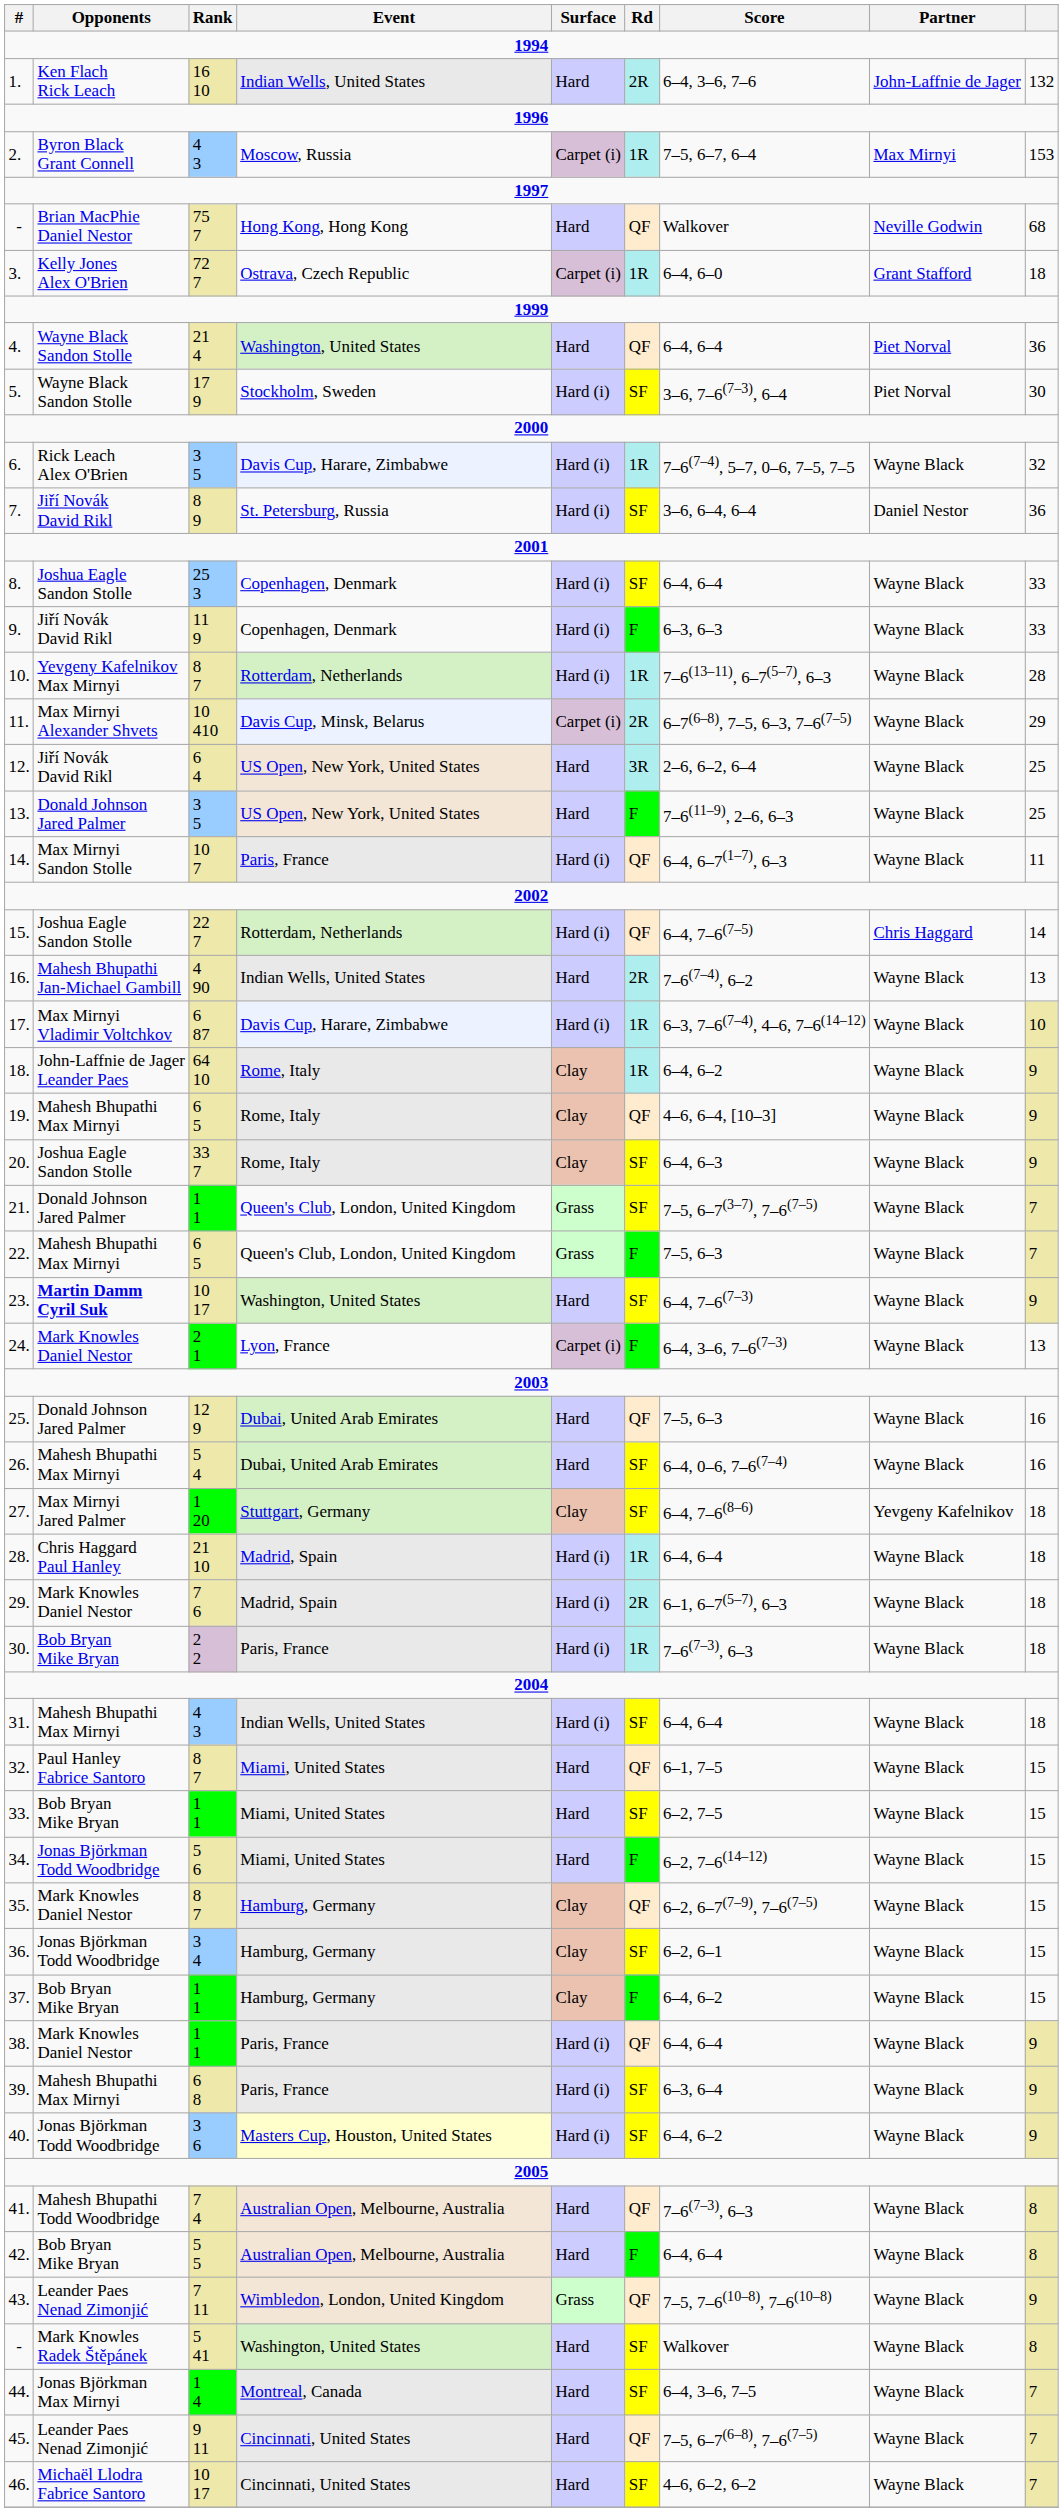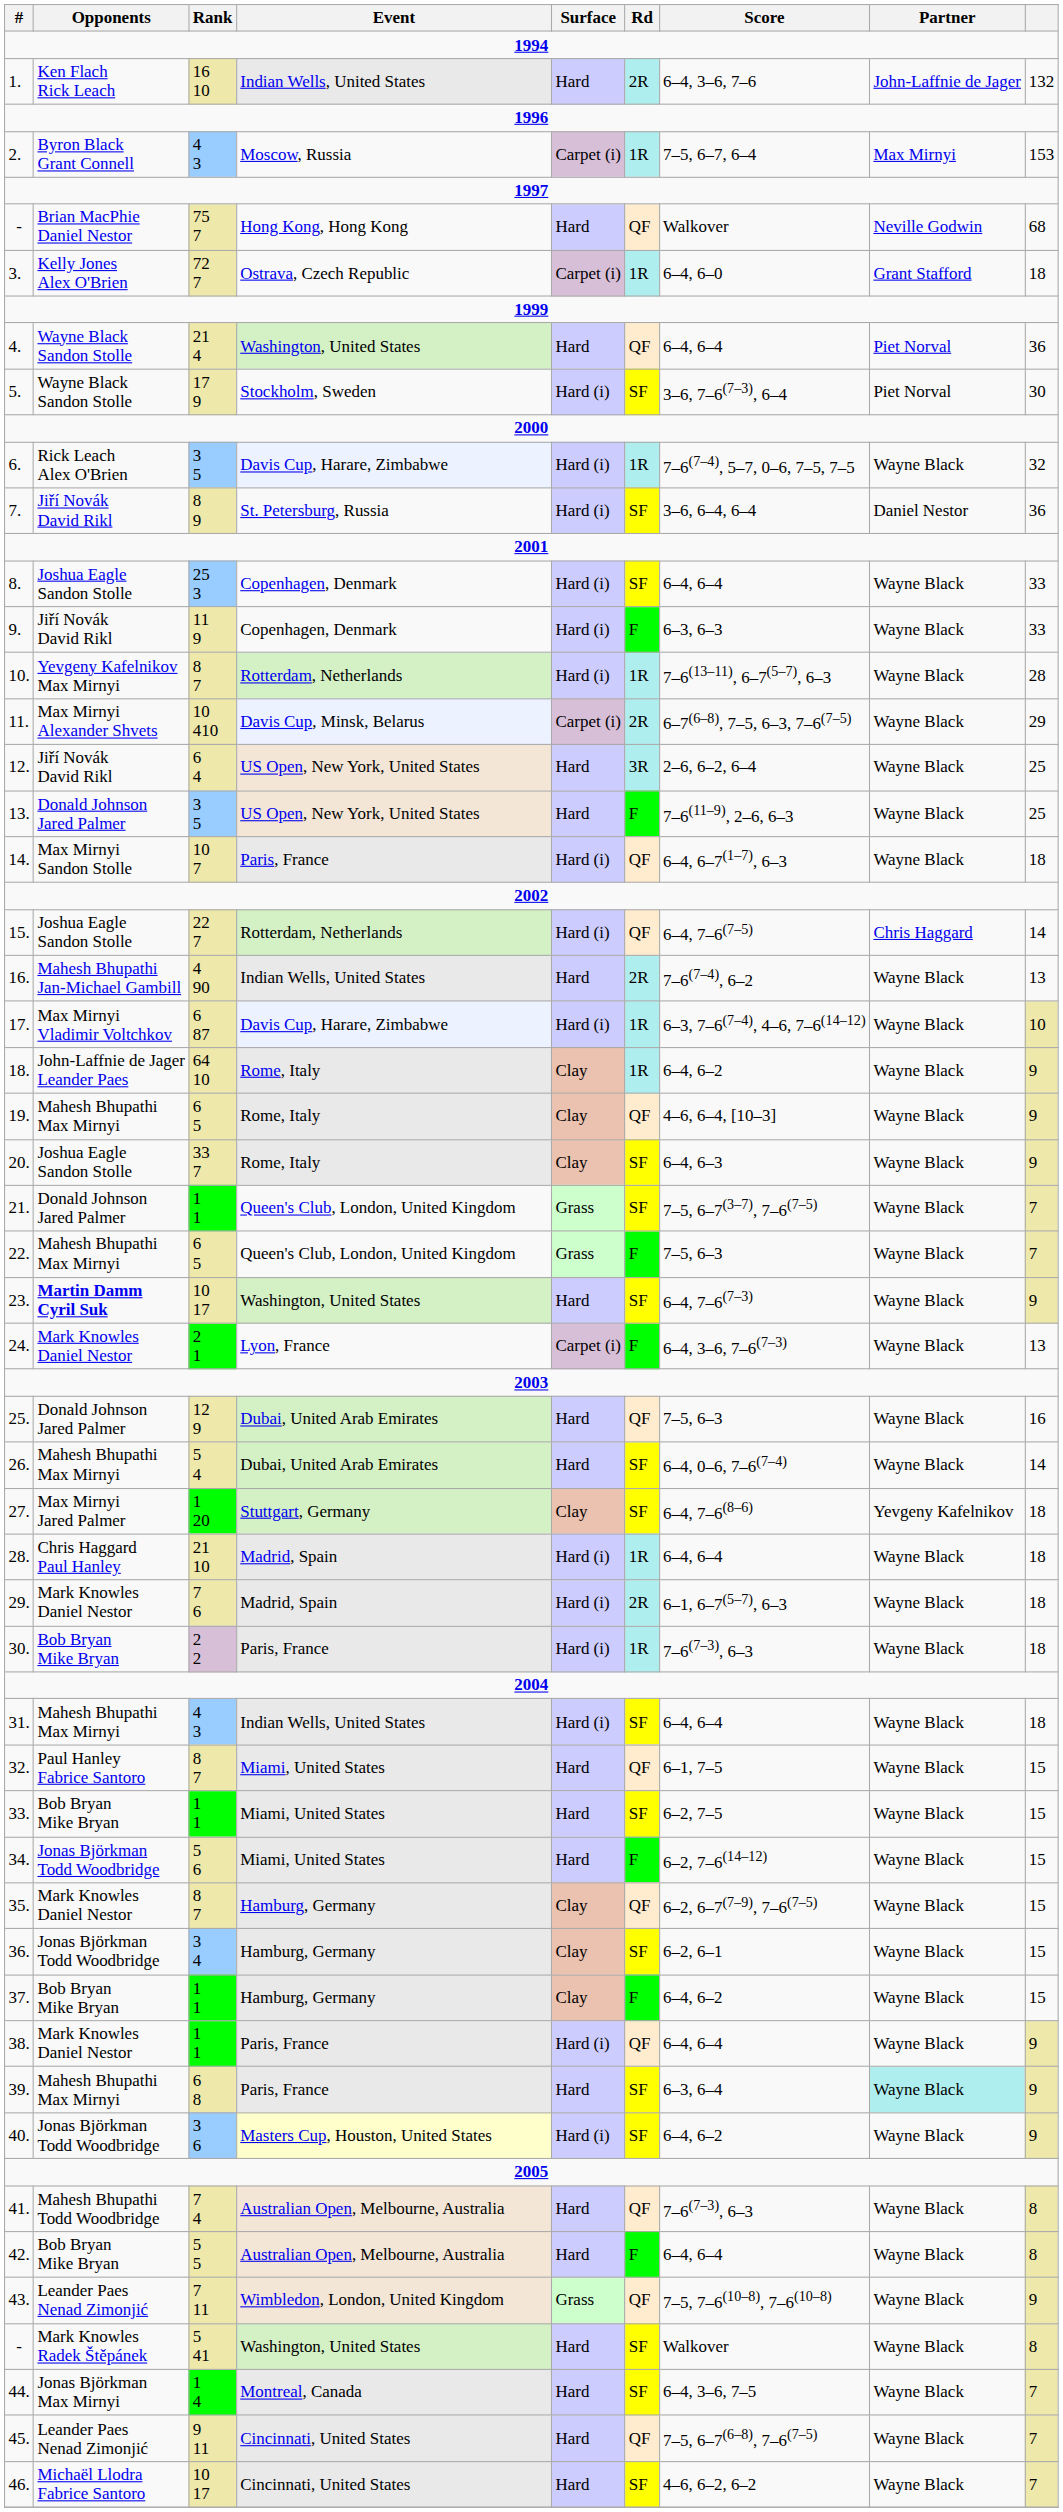(1037, 859) 11 -> (1037, 859) 18
(1037, 1464) 16 -> (1037, 1464) 14
(583, 2089) Hard (i) -> (572, 2089) Hard
(919, 2089) no background -> (919, 2089) paleturquoise background
